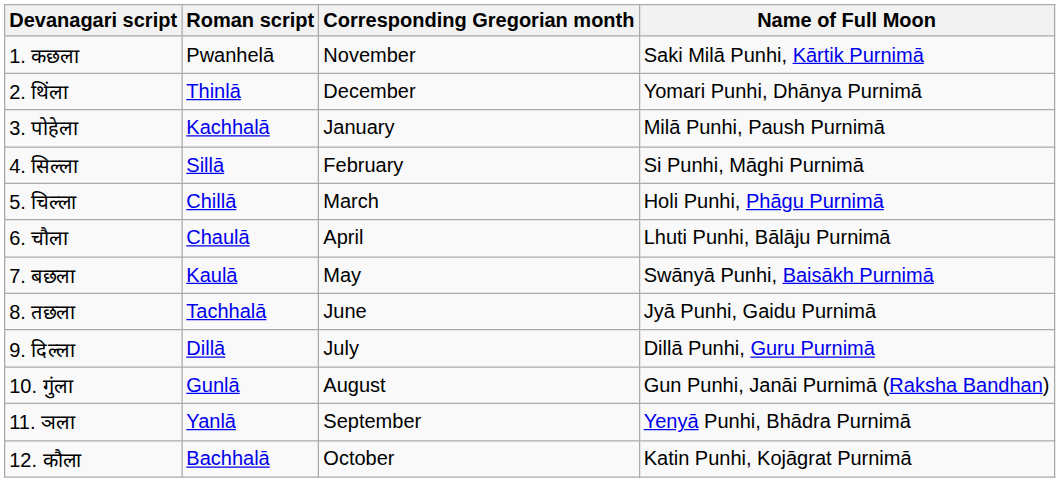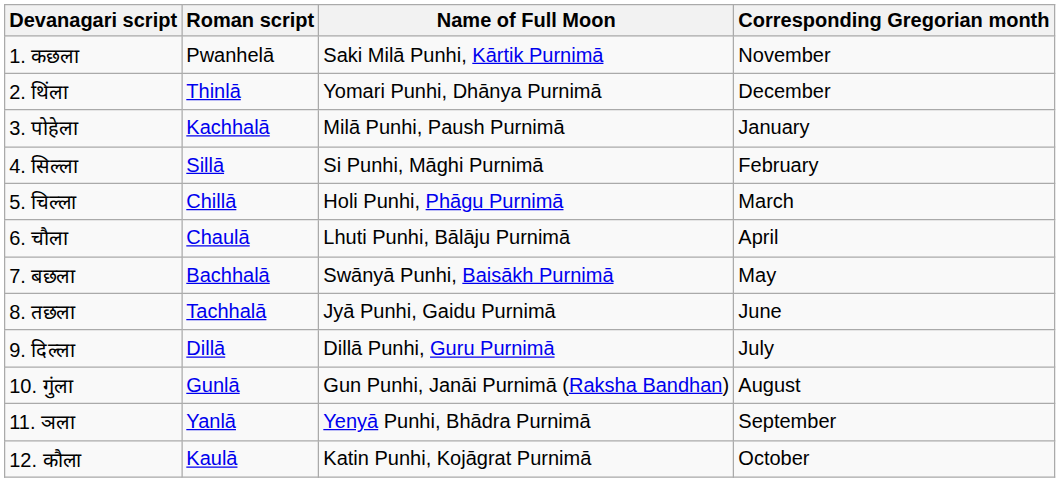columns swapped: (479, 20) <-> (847, 20)
(212, 274) Kaulā -> (228, 274) Bachhalā
(228, 458) Bachhalā -> (212, 458) Kaulā
